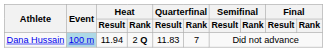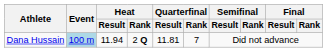(168, 40) 11.83 -> (168, 40) 11.81
